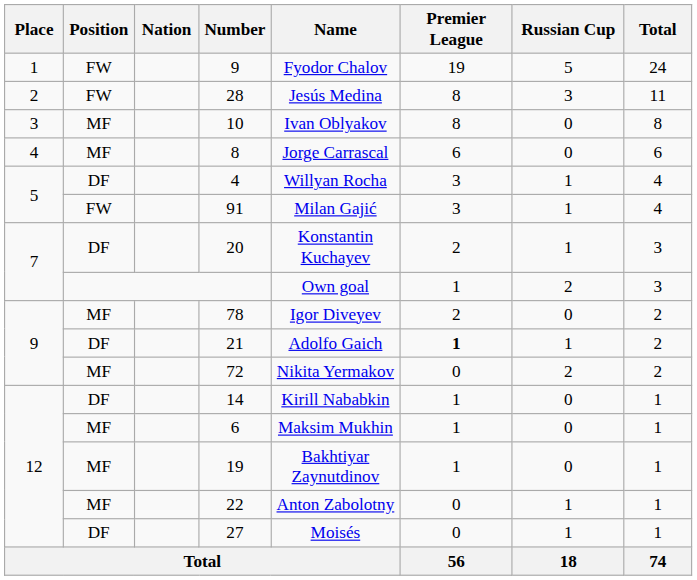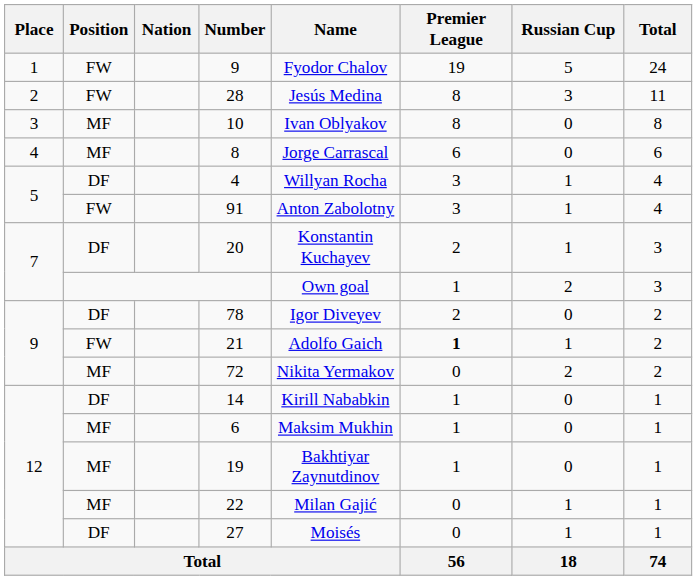(335, 209) Milan Gajić -> (335, 209) Anton Zabolotny
(99, 314) MF -> (99, 314) DF
(99, 342) DF -> (99, 342) FW
(335, 504) Anton Zabolotny -> (335, 504) Milan Gajić
